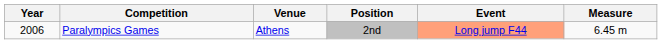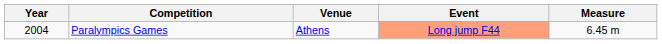- column: (372, 13)
(32, 30) 2006 -> (37, 30) 2004
